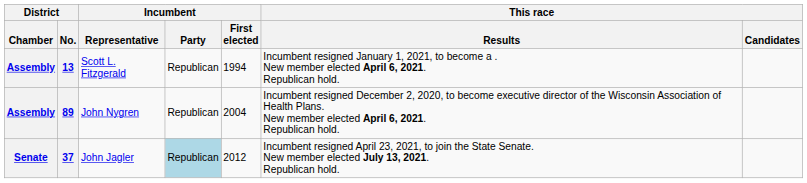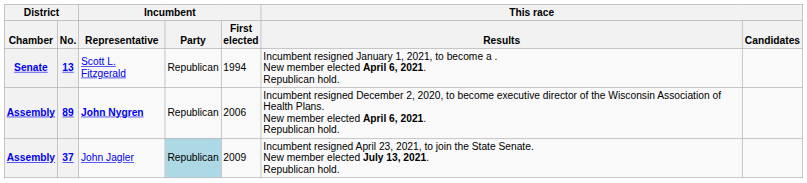(31, 68) Assembly -> (31, 68) Senate
(110, 113) normal -> (112, 113) bold
(235, 113) 2004 -> (235, 113) 2006
(31, 158) Senate -> (31, 158) Assembly
(235, 158) 2012 -> (235, 158) 2009
